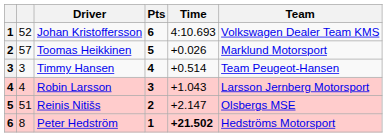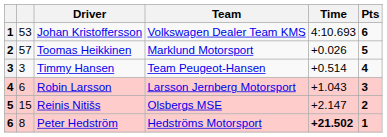columns swapped: (300, 14) <-> (156, 14)
(25, 32) 52 -> (25, 32) 53
(22, 87) 4 -> (22, 87) 6
(25, 105) 51 -> (25, 105) 15
